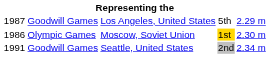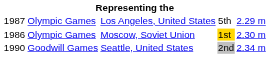(63, 21) Goodwill Games -> (62, 21) Olympic Games
(14, 48) 1991 -> (14, 48) 1990
